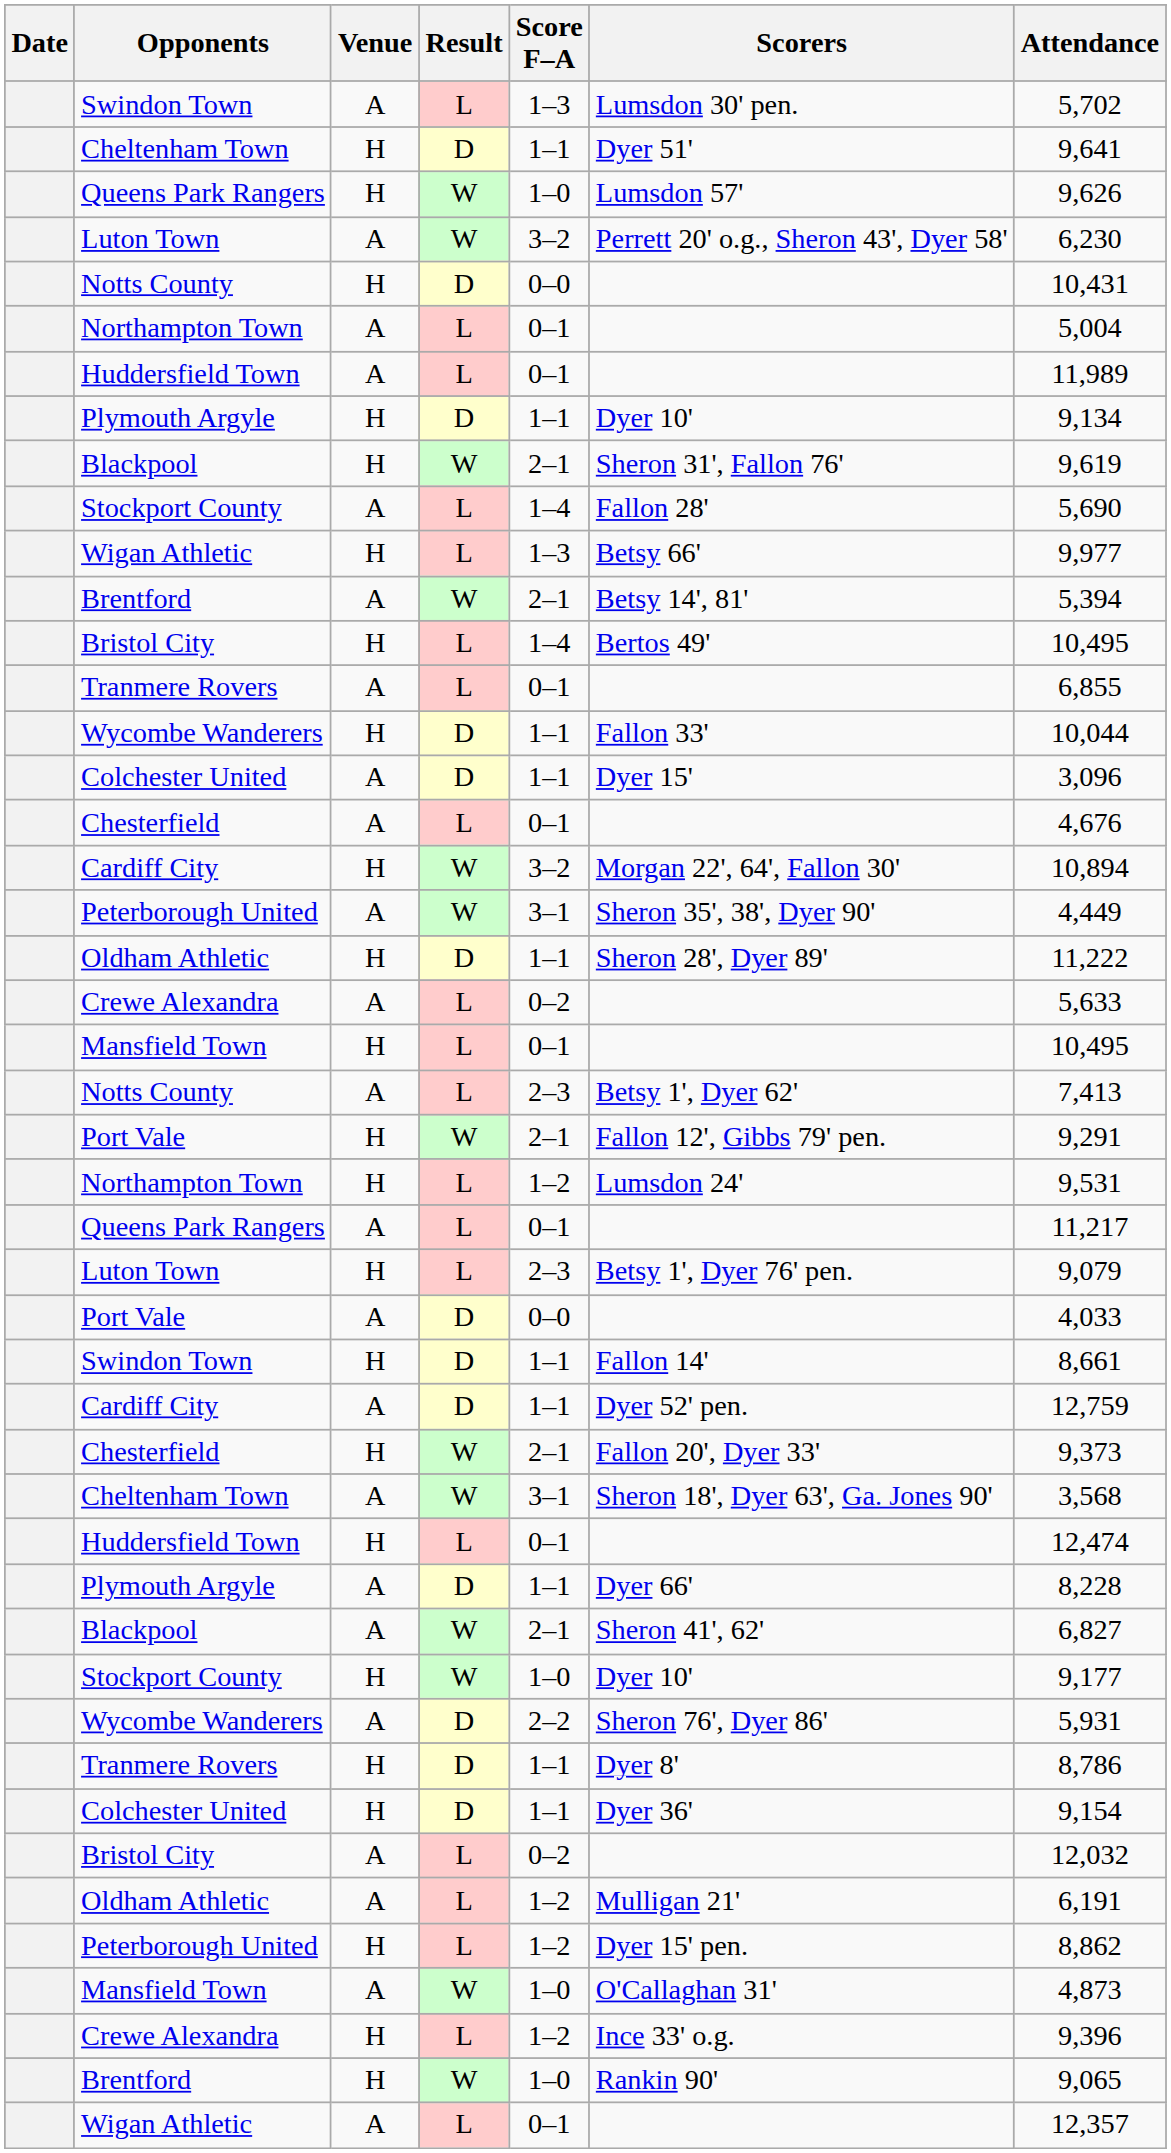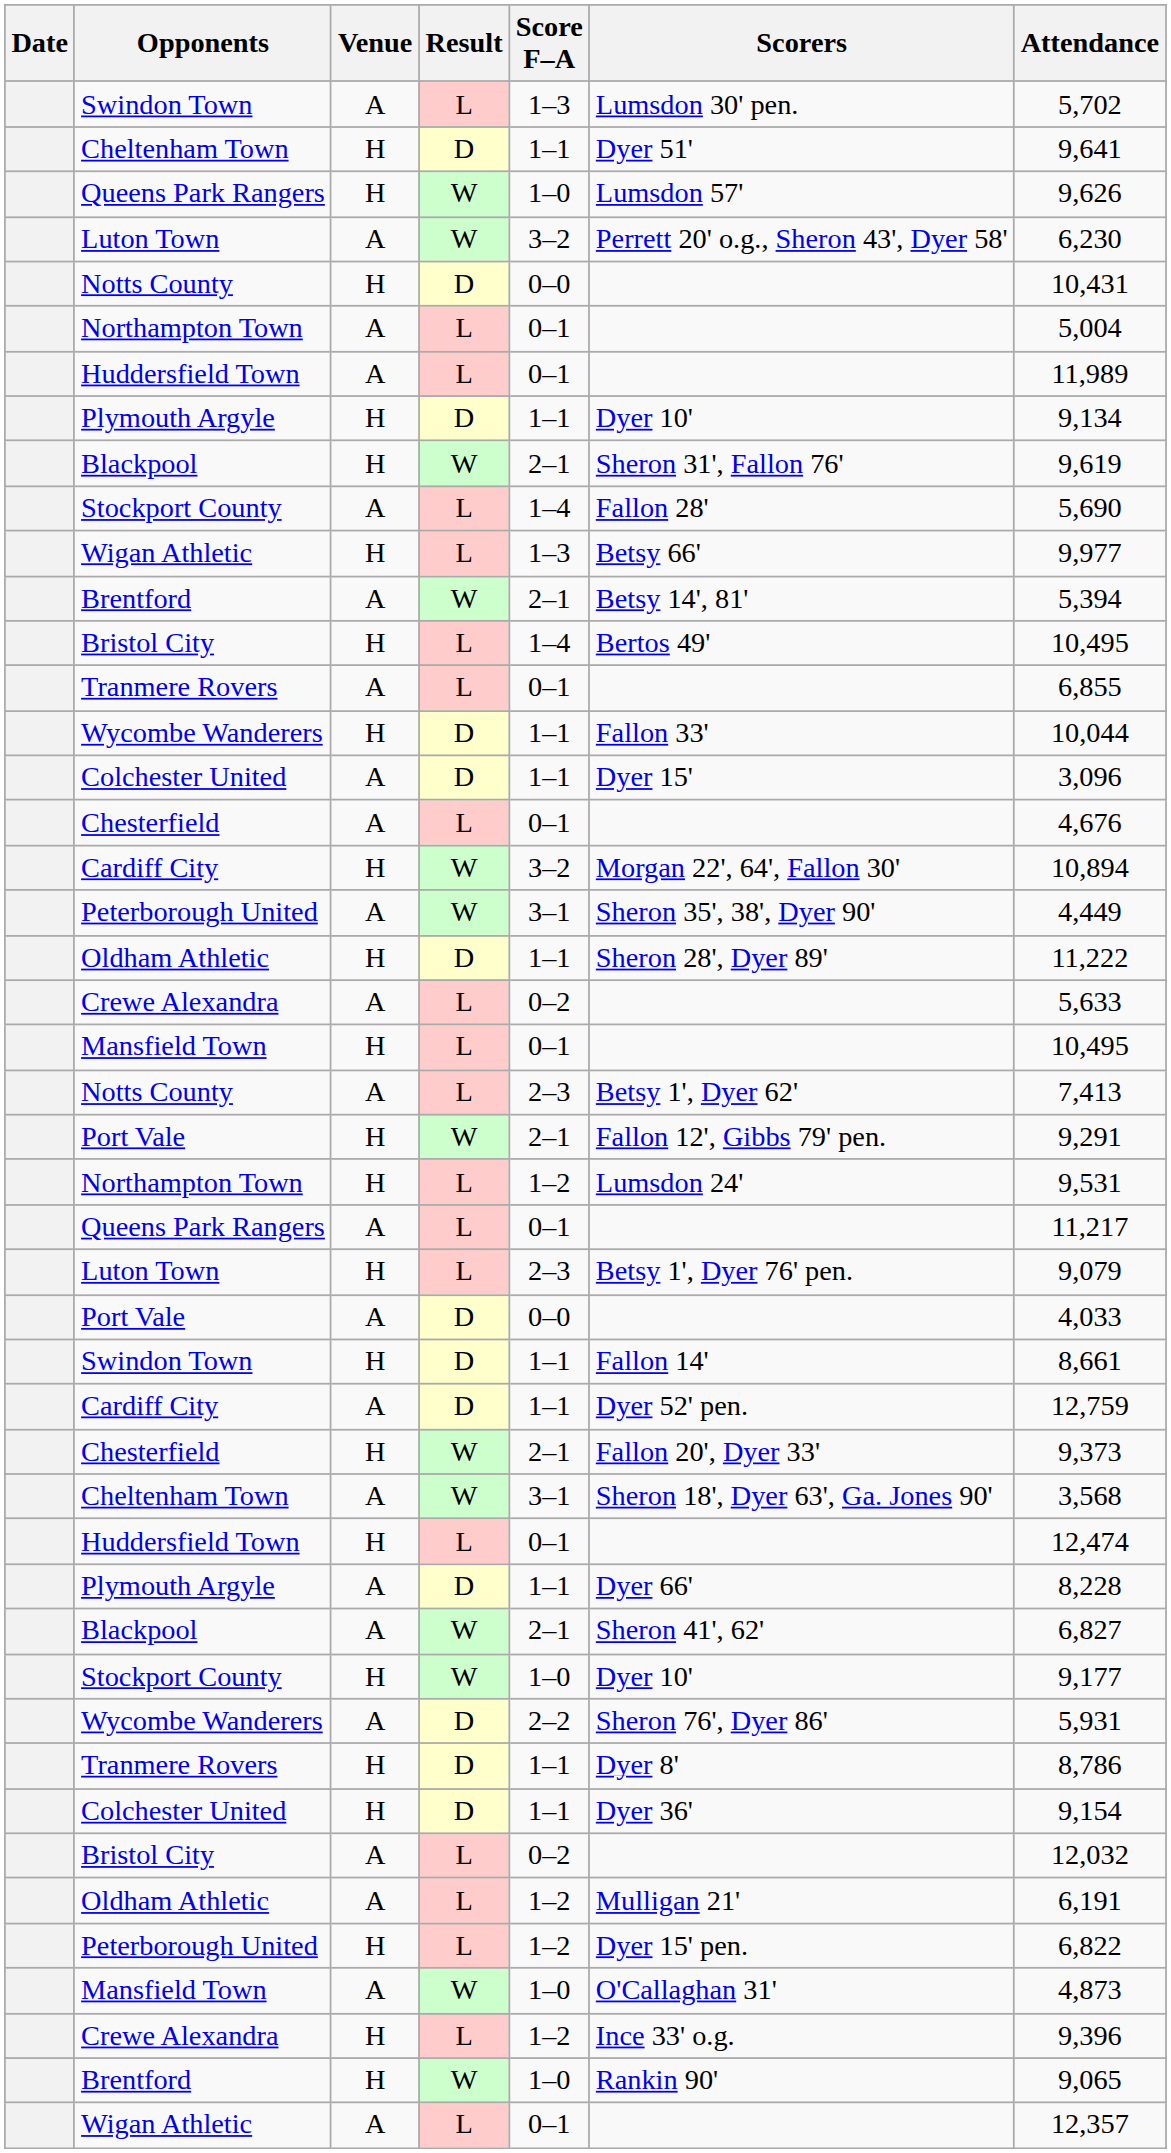(1090, 1945) 8,862 -> (1090, 1945) 6,822
